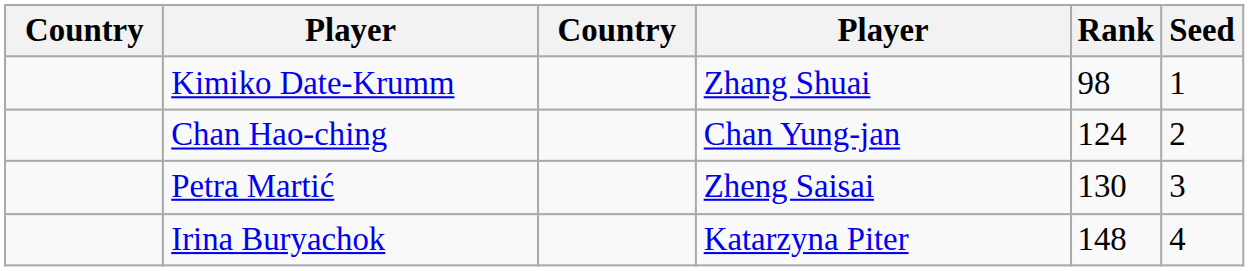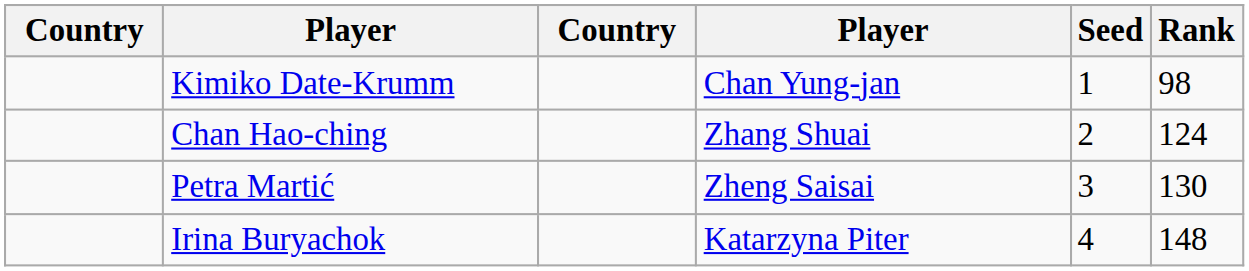columns swapped: (1116, 30) <-> (1202, 30)
(787, 82) Zhang Shuai -> (802, 82) Chan Yung-jan
(802, 134) Chan Yung-jan -> (787, 134) Zhang Shuai
